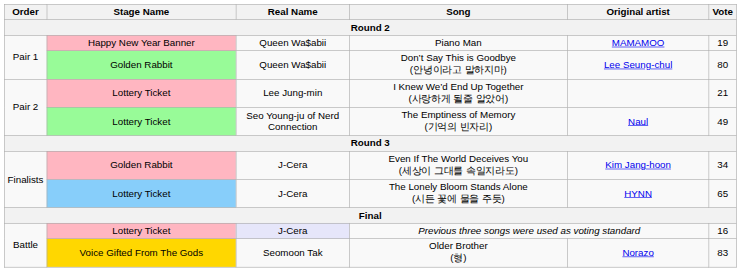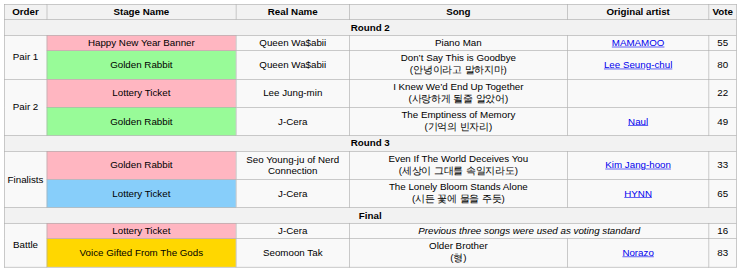(723, 43) 19 -> (723, 43) 55
(723, 93) 21 -> (723, 93) 22
(141, 121) Lottery Ticket -> (141, 121) Golden Rabbit
(293, 121) Seo Young-ju of Nerd Connection -> (293, 121) J-Cera
(293, 165) J-Cera -> (293, 165) Seo Young-ju of Nerd Connection
(723, 165) 34 -> (723, 165) 33
(293, 231) lavender background -> (293, 231) no background
